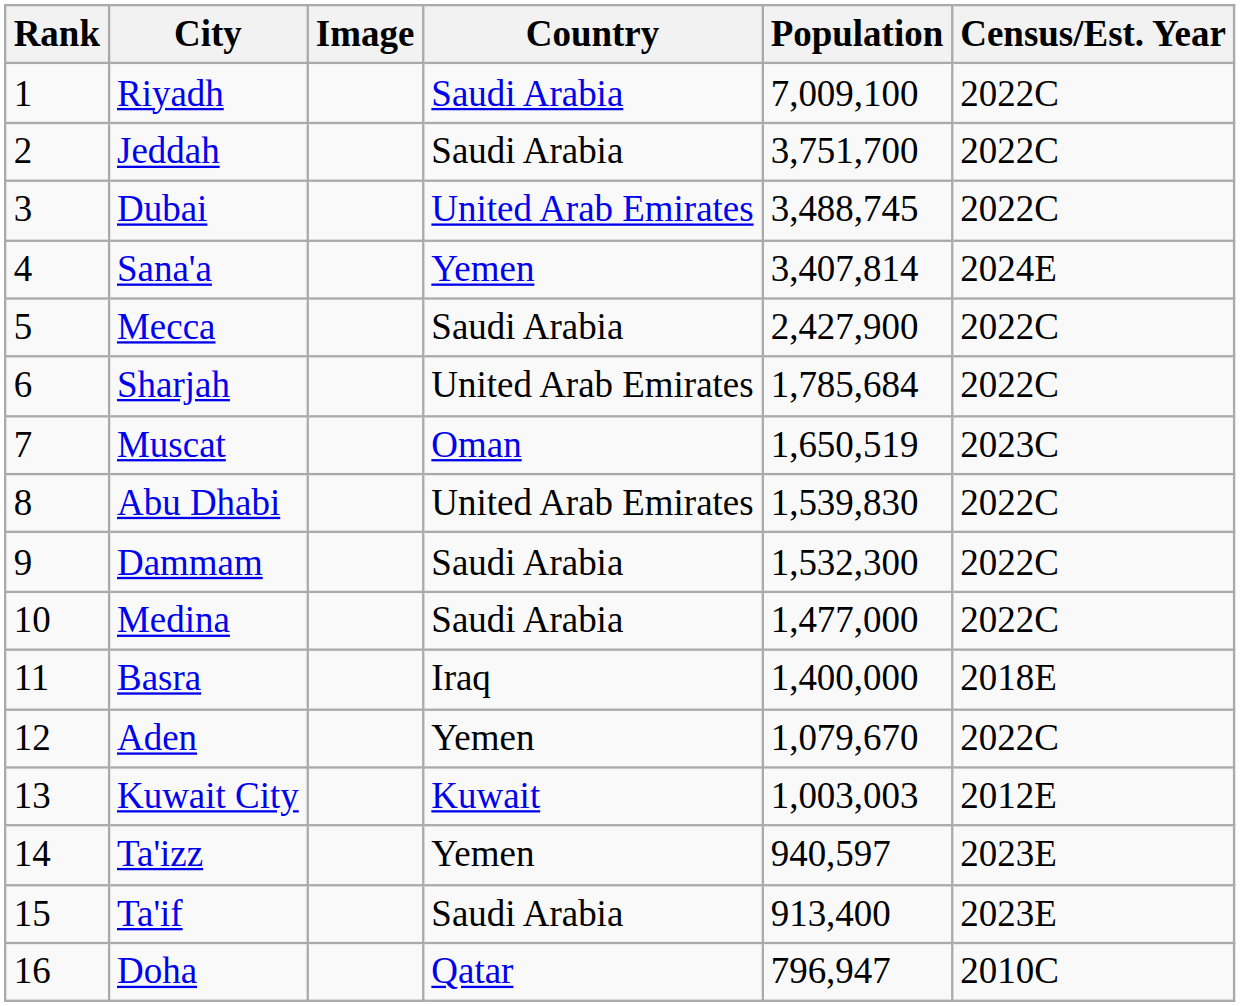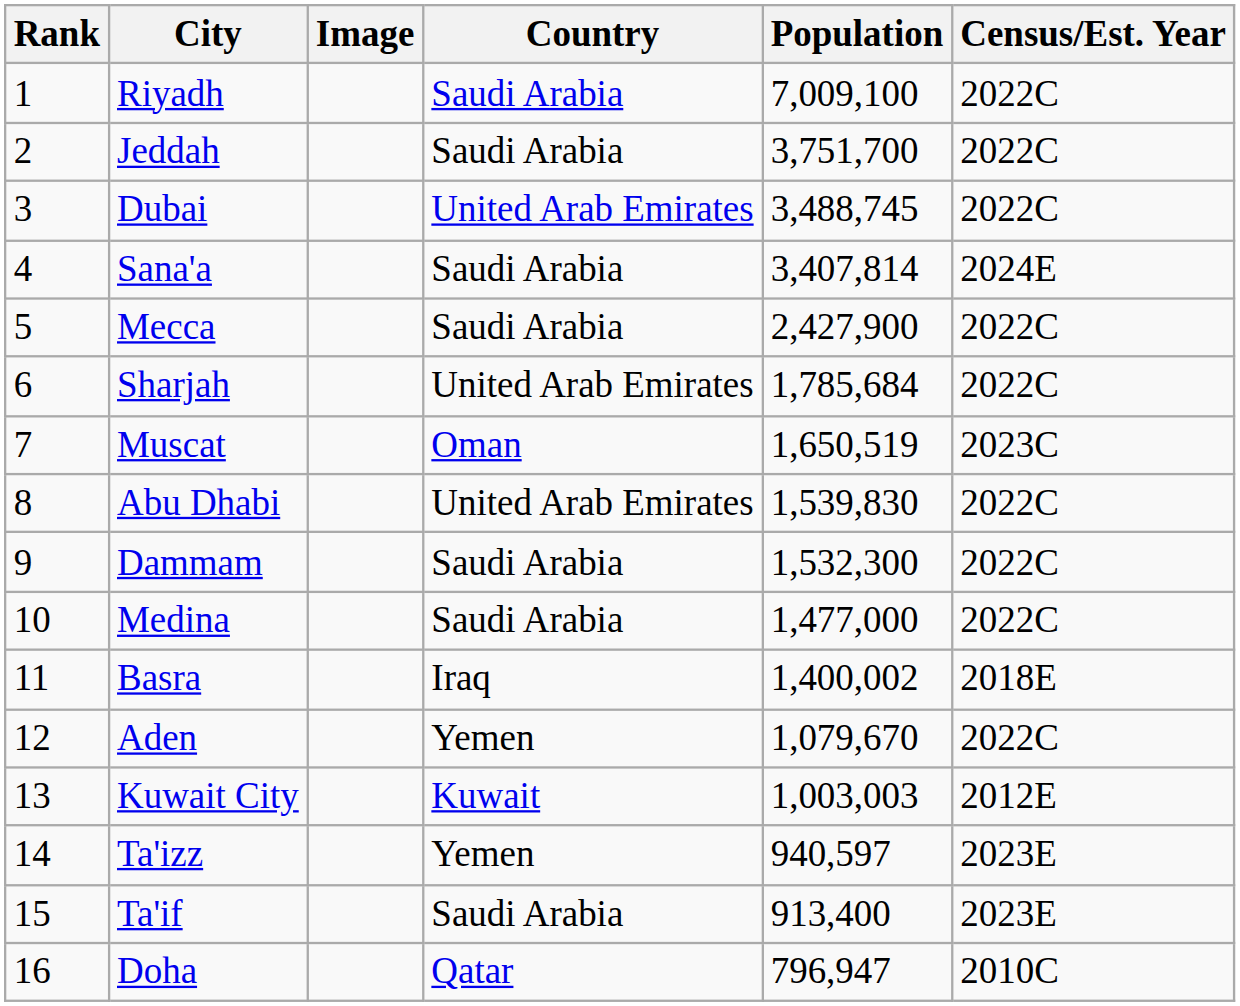(483, 268) Yemen -> (527, 268) Saudi Arabia
(845, 678) 1,400,000 -> (845, 678) 1,400,002
